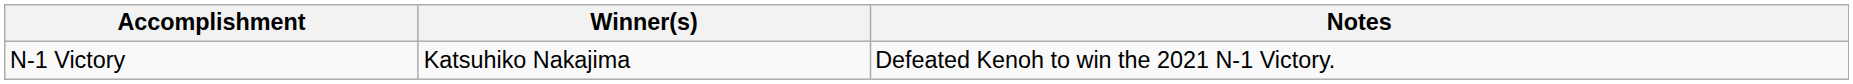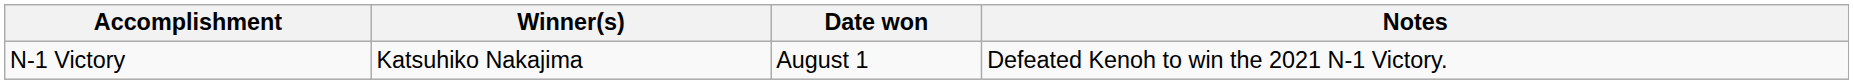+ column: (876, 23)
